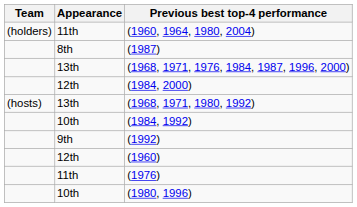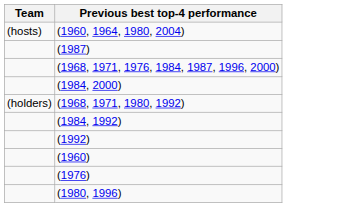- column: (90, 13)
(29, 31) (holders) -> (24, 31) (hosts)
(24, 103) (hosts) -> (29, 103) (holders)
